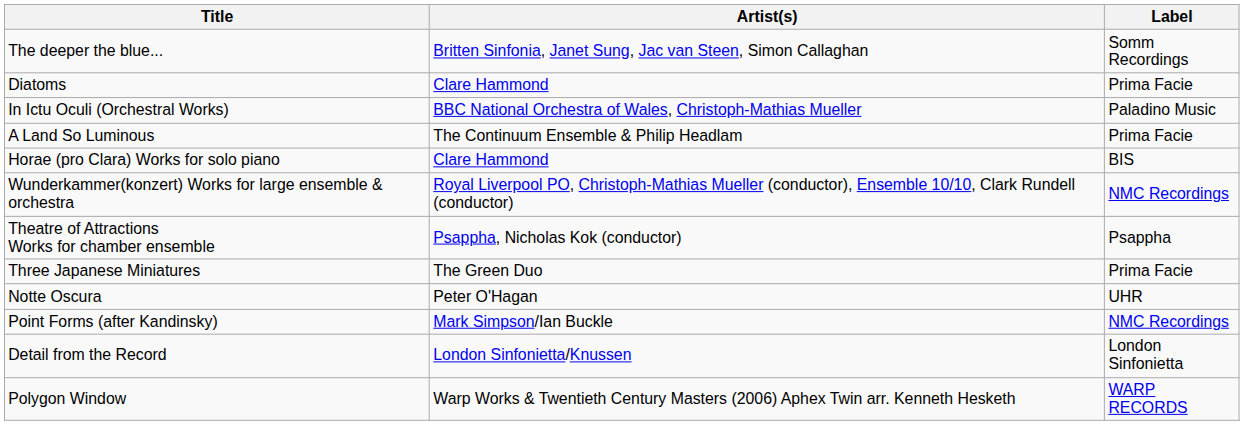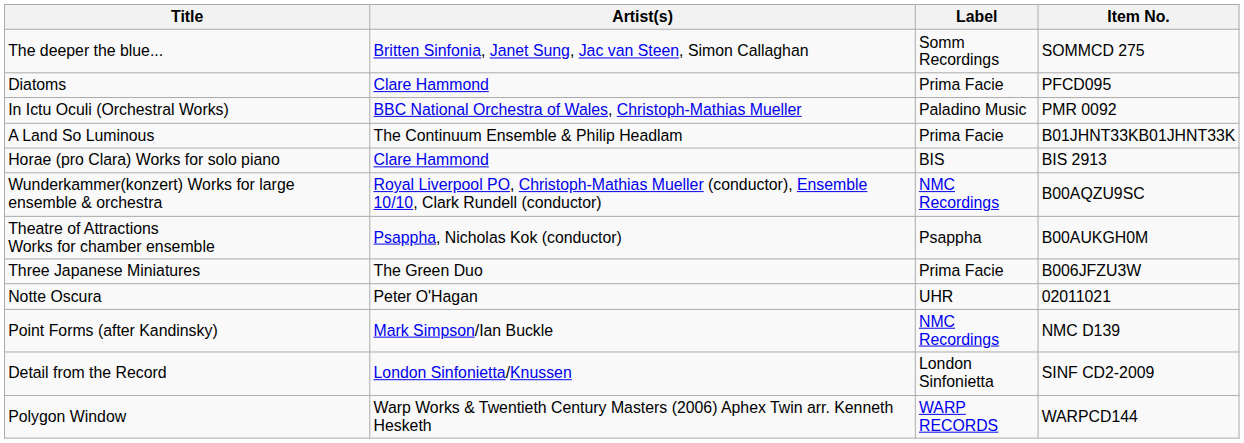+ column: (1139, 17)
